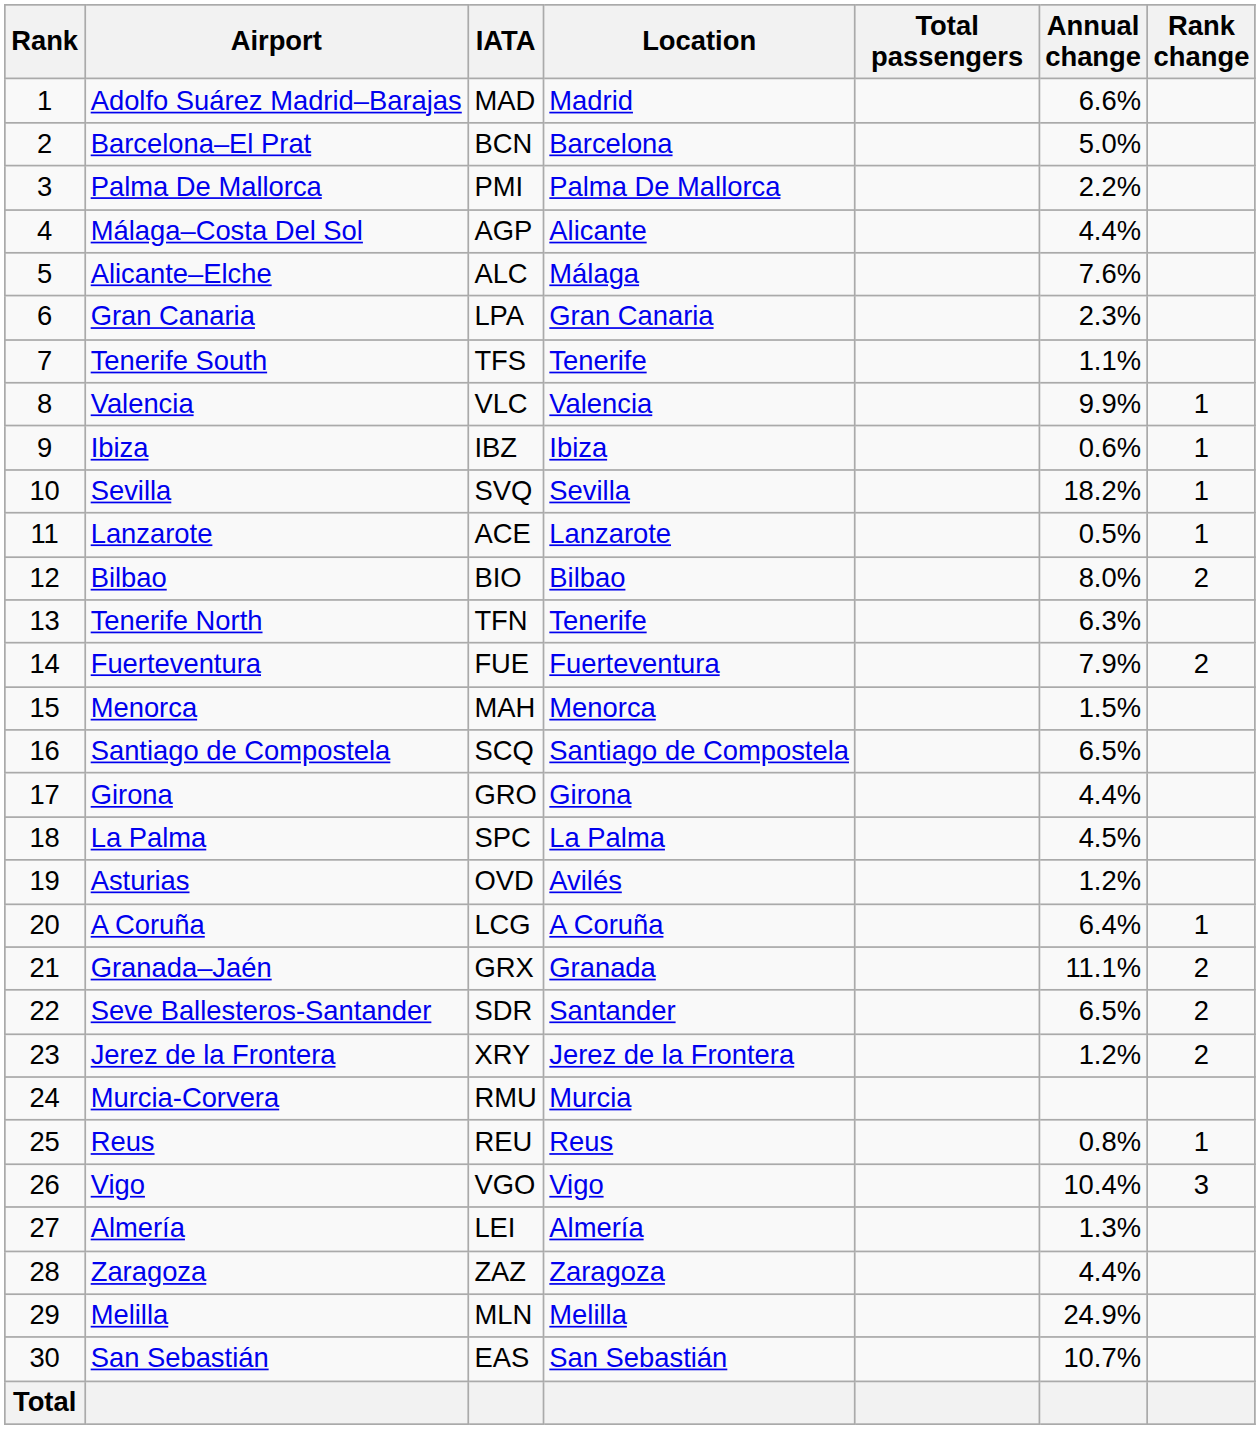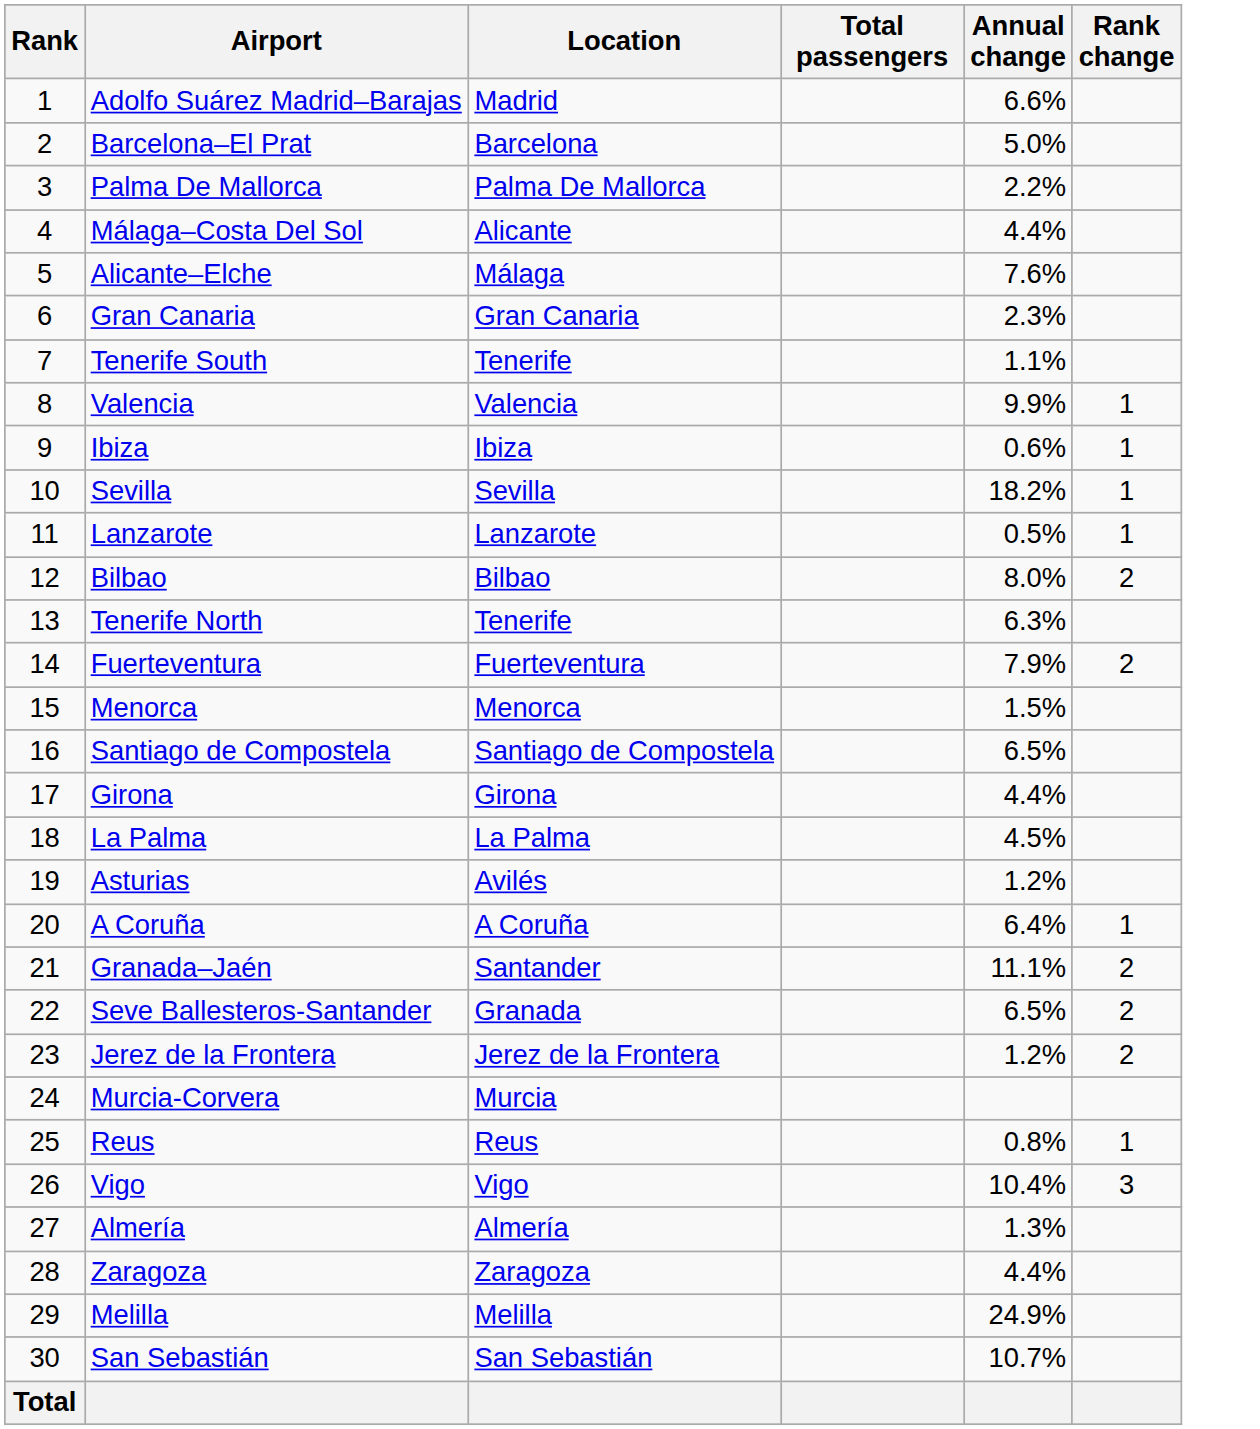- column: (506, 41)
(603, 968) Granada -> (538, 968) Santander
(612, 1011) Santander -> (528, 1011) Granada
